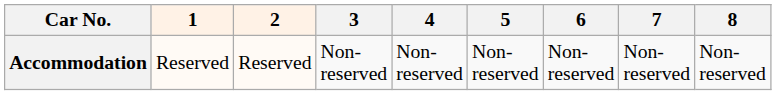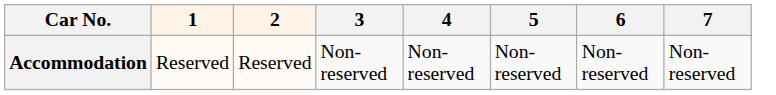- column: (732, 20)
